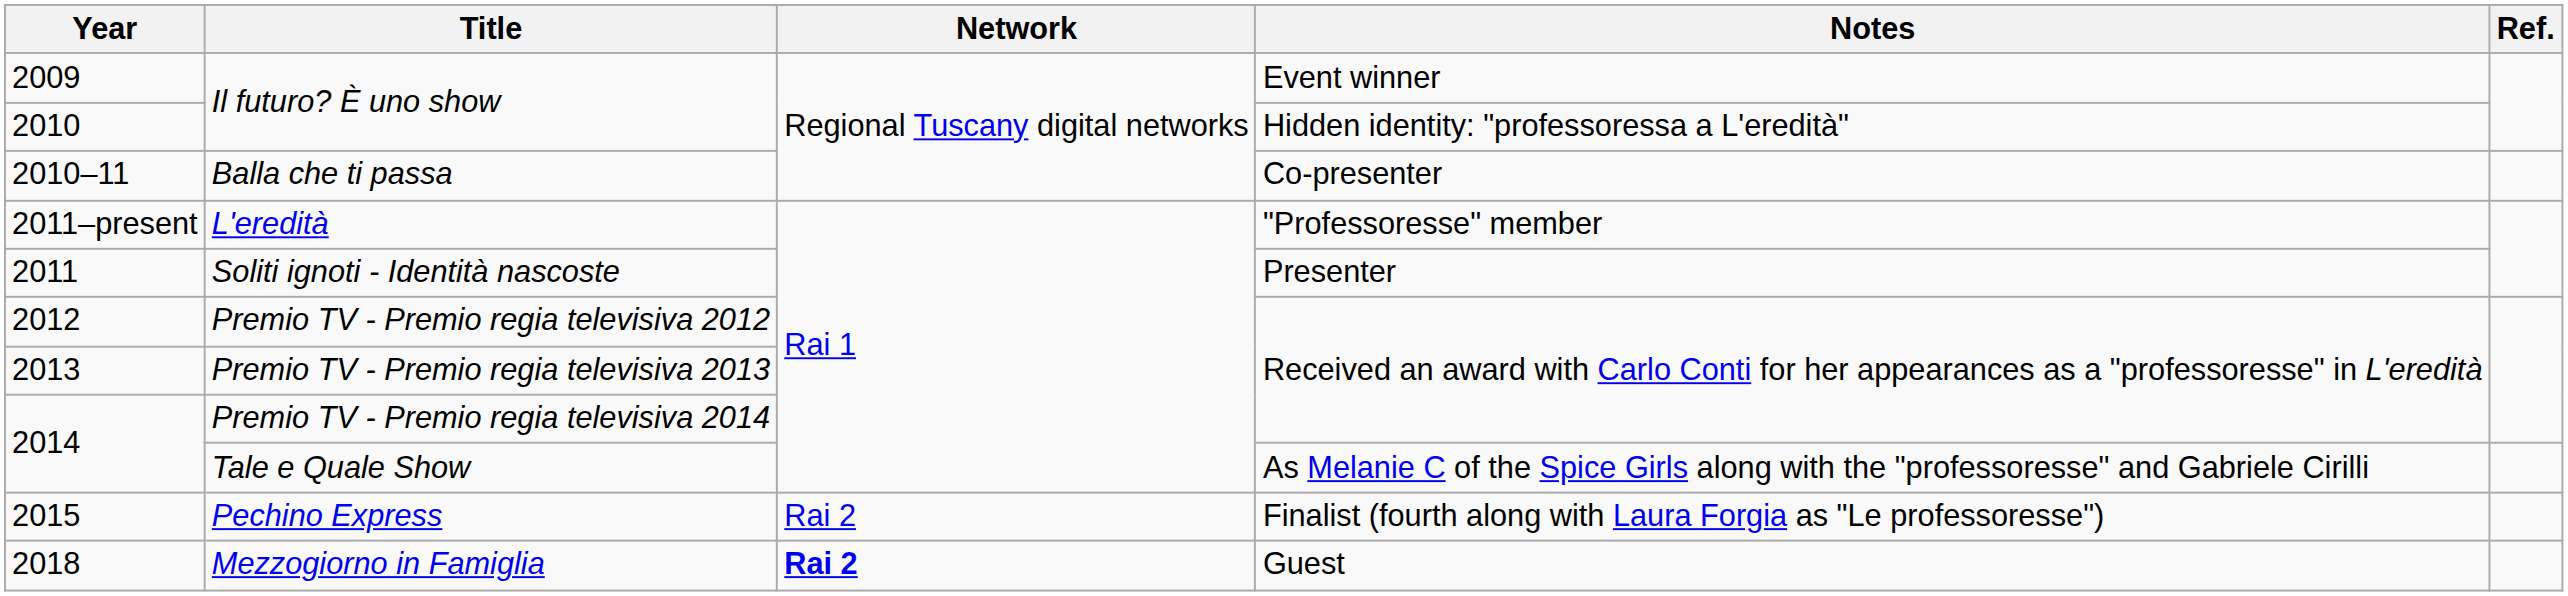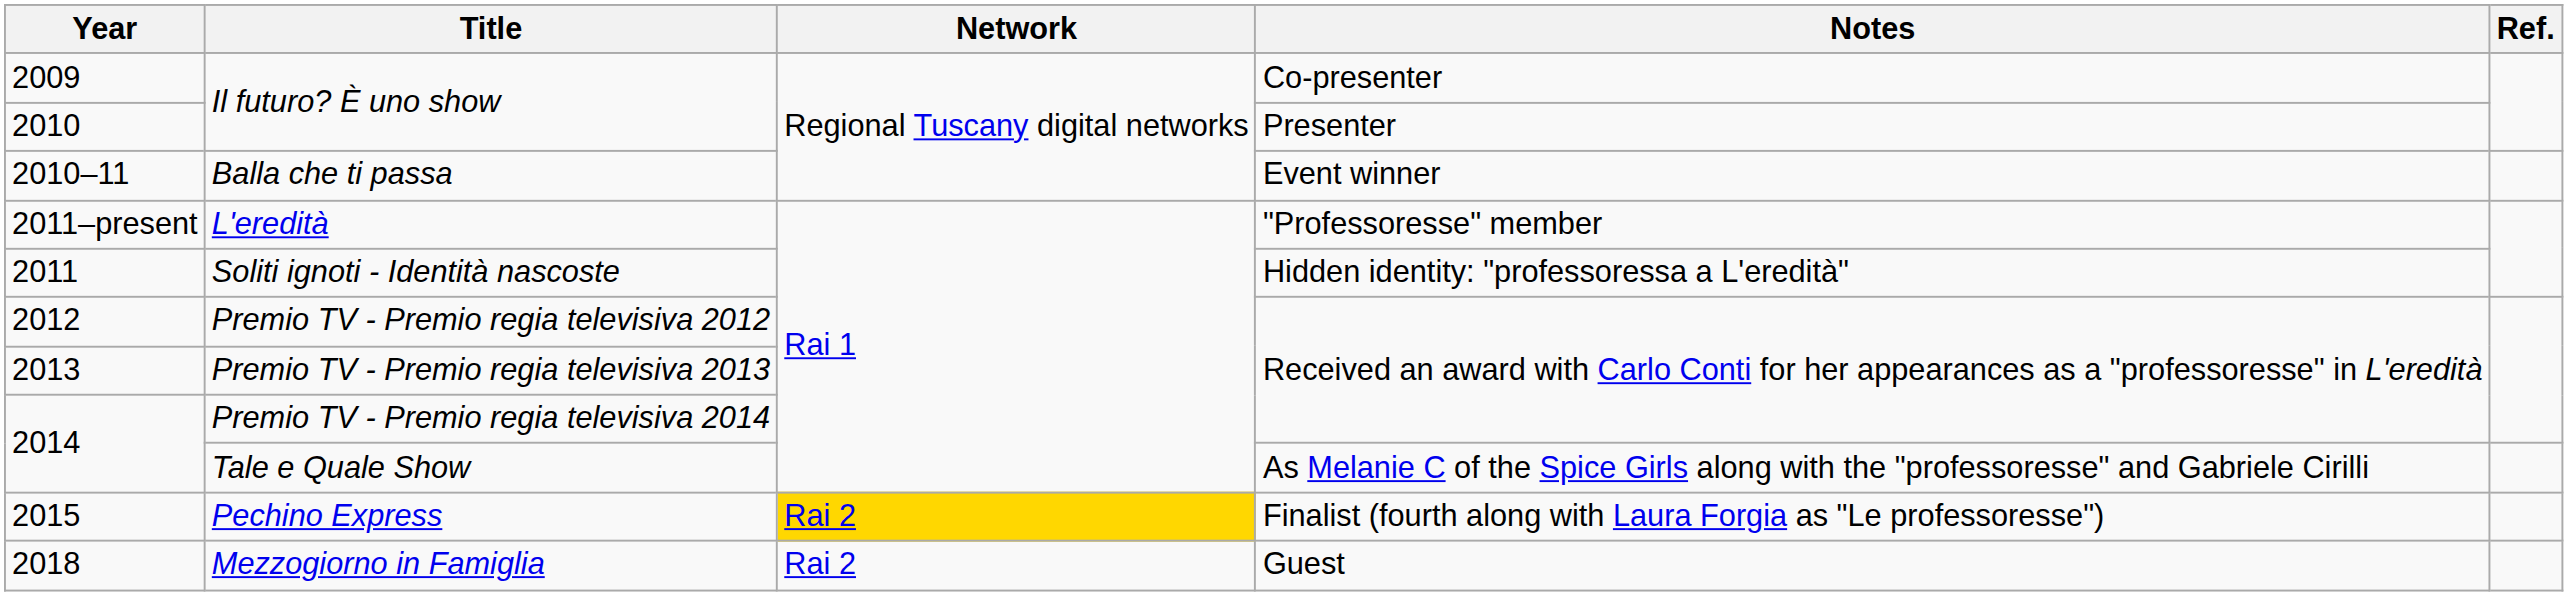(1352, 77) Event winner -> (1353, 77) Co-presenter
(1556, 126) Hidden identity: "professoressa a L'eredità" -> (1329, 126) Presenter
(1353, 175) Co-presenter -> (1352, 175) Event winner
(1329, 272) Presenter -> (1556, 272) Hidden identity: "professoressa a L'eredità"
(820, 516) no background -> (820, 516) gold background
(821, 564) bold -> (820, 564) normal
